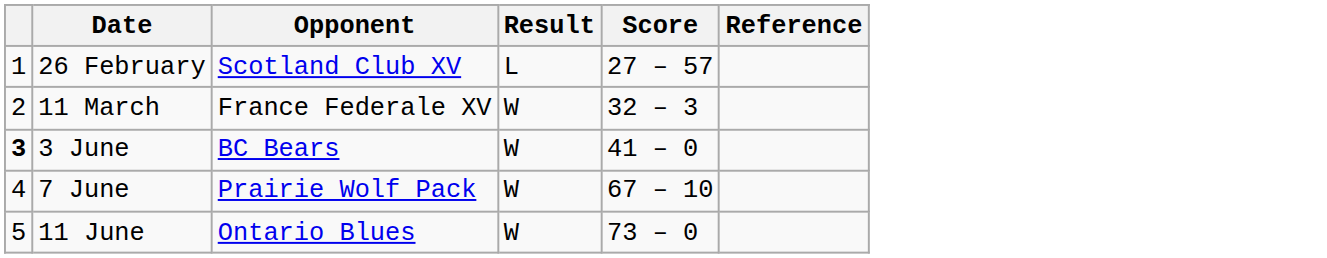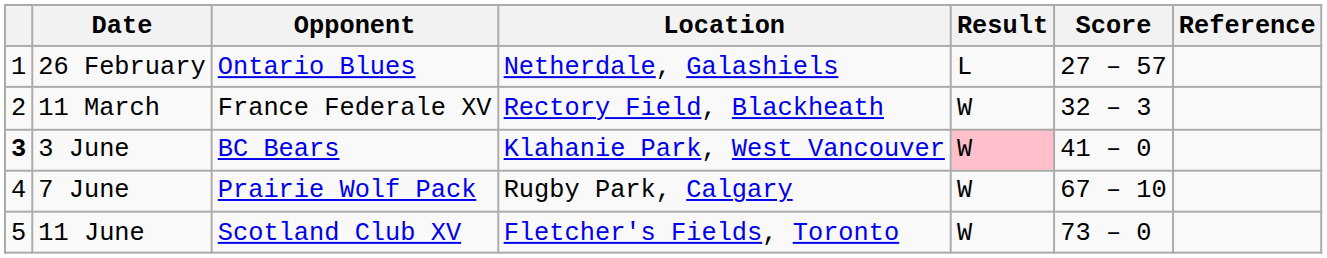+ column: (724, 26)
(339, 67) Scotland Club XV -> (317, 67) Ontario Blues
(511, 150) no background -> (965, 150) pink background
(317, 232) Ontario Blues -> (339, 232) Scotland Club XV
